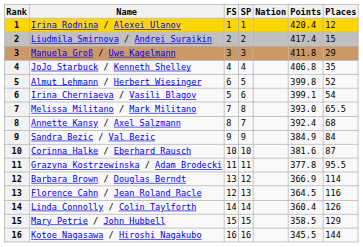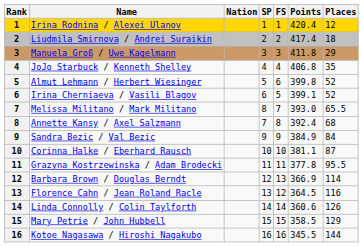columns swapped: (271, 11) <-> (232, 11)
(331, 39) 15 -> (331, 39) 18
(331, 95) 54 -> (331, 95) 52
(303, 151) 381.6 -> (303, 151) 381.1
(303, 207) 360.4 -> (303, 207) 360.6
